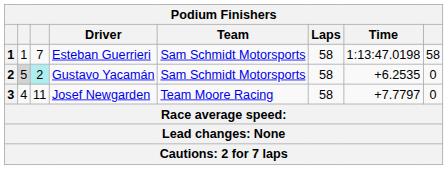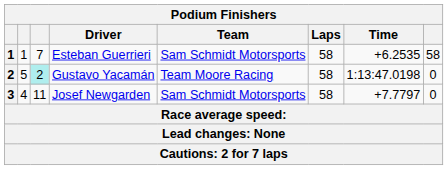(383, 55) 1:13:47.0198 -> (397, 55) +6.2535
(24, 75) lightgrey background -> (24, 75) no background
(233, 75) Sam Schmidt Motorsports -> (217, 75) Team Moore Racing
(397, 75) +6.2535 -> (383, 75) 1:13:47.0198
(217, 94) Team Moore Racing -> (233, 94) Sam Schmidt Motorsports
